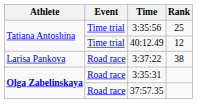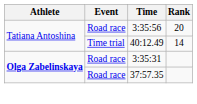(106, 28) Time trial -> (106, 28) Road race
(179, 28) 25 -> (179, 28) 20
(179, 44) 12 -> (179, 44) 14
- row: (147, 59)
